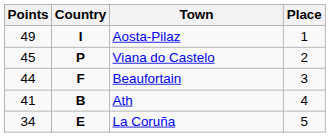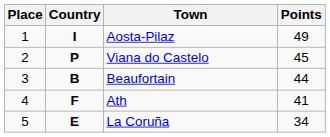columns swapped: (304, 15) <-> (28, 15)
(81, 79) F -> (75, 79) B
(81, 100) B -> (75, 100) F
